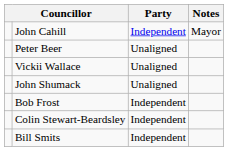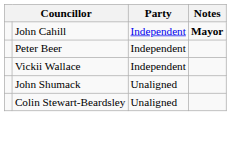(206, 31) normal -> (207, 31) bold
(154, 48) Unaligned -> (158, 48) Independent
(154, 66) Unaligned -> (158, 66) Independent
- row: (37, 102)
(158, 119) Independent -> (154, 102) Unaligned
- row: (37, 137)
